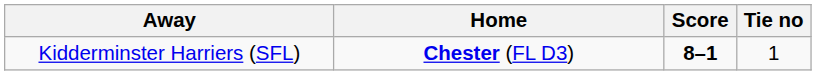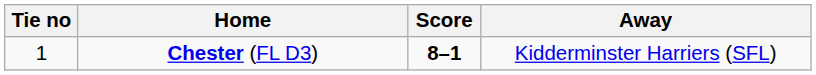columns swapped: (774, 20) <-> (169, 20)
